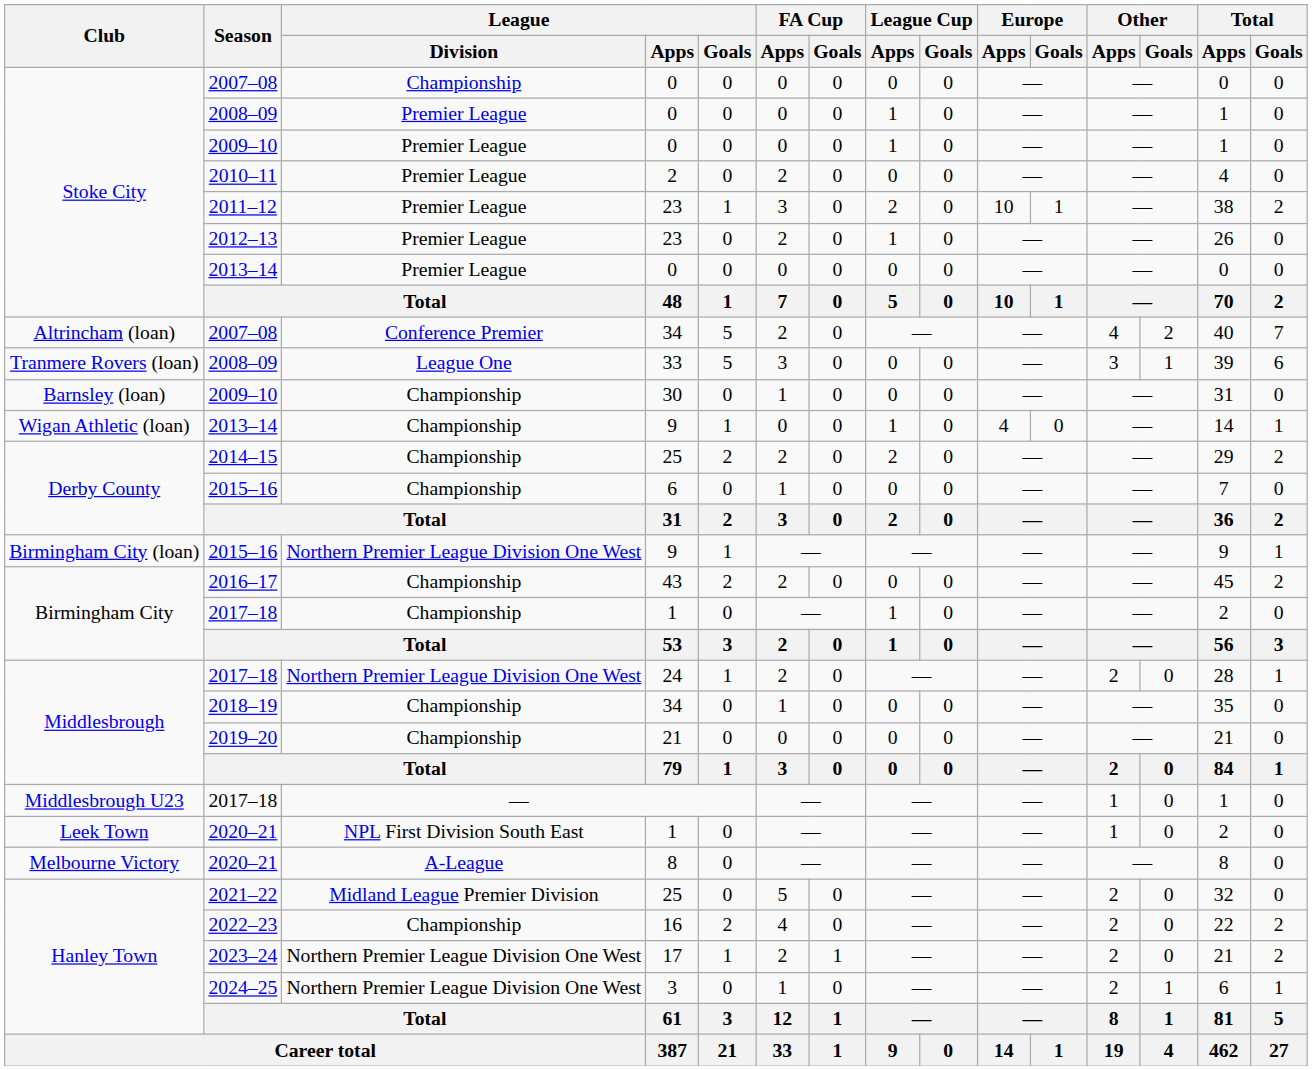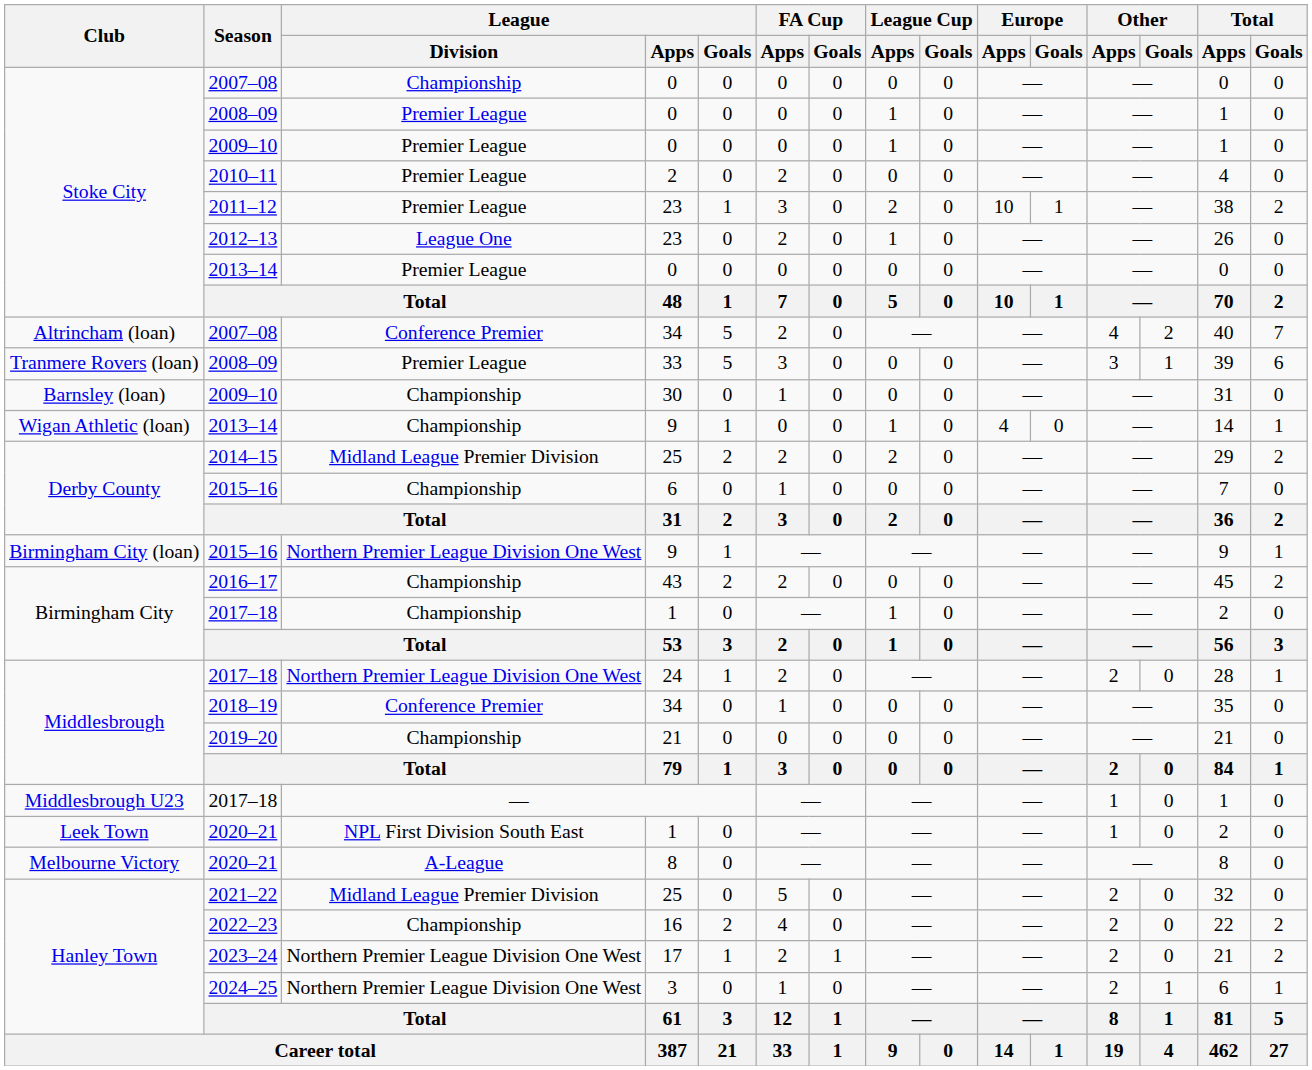(464, 238) Premier League -> (464, 238) League One
(464, 363) League One -> (464, 363) Premier League
(464, 457) Championship -> (464, 457) Midland League Premier Division
(464, 706) Championship -> (464, 706) Conference Premier
